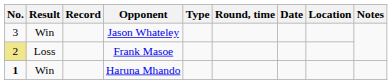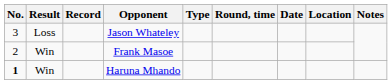(45, 32) Win -> (45, 32) Loss
(15, 51) khaki background -> (15, 51) no background
(45, 51) Loss -> (45, 51) Win
